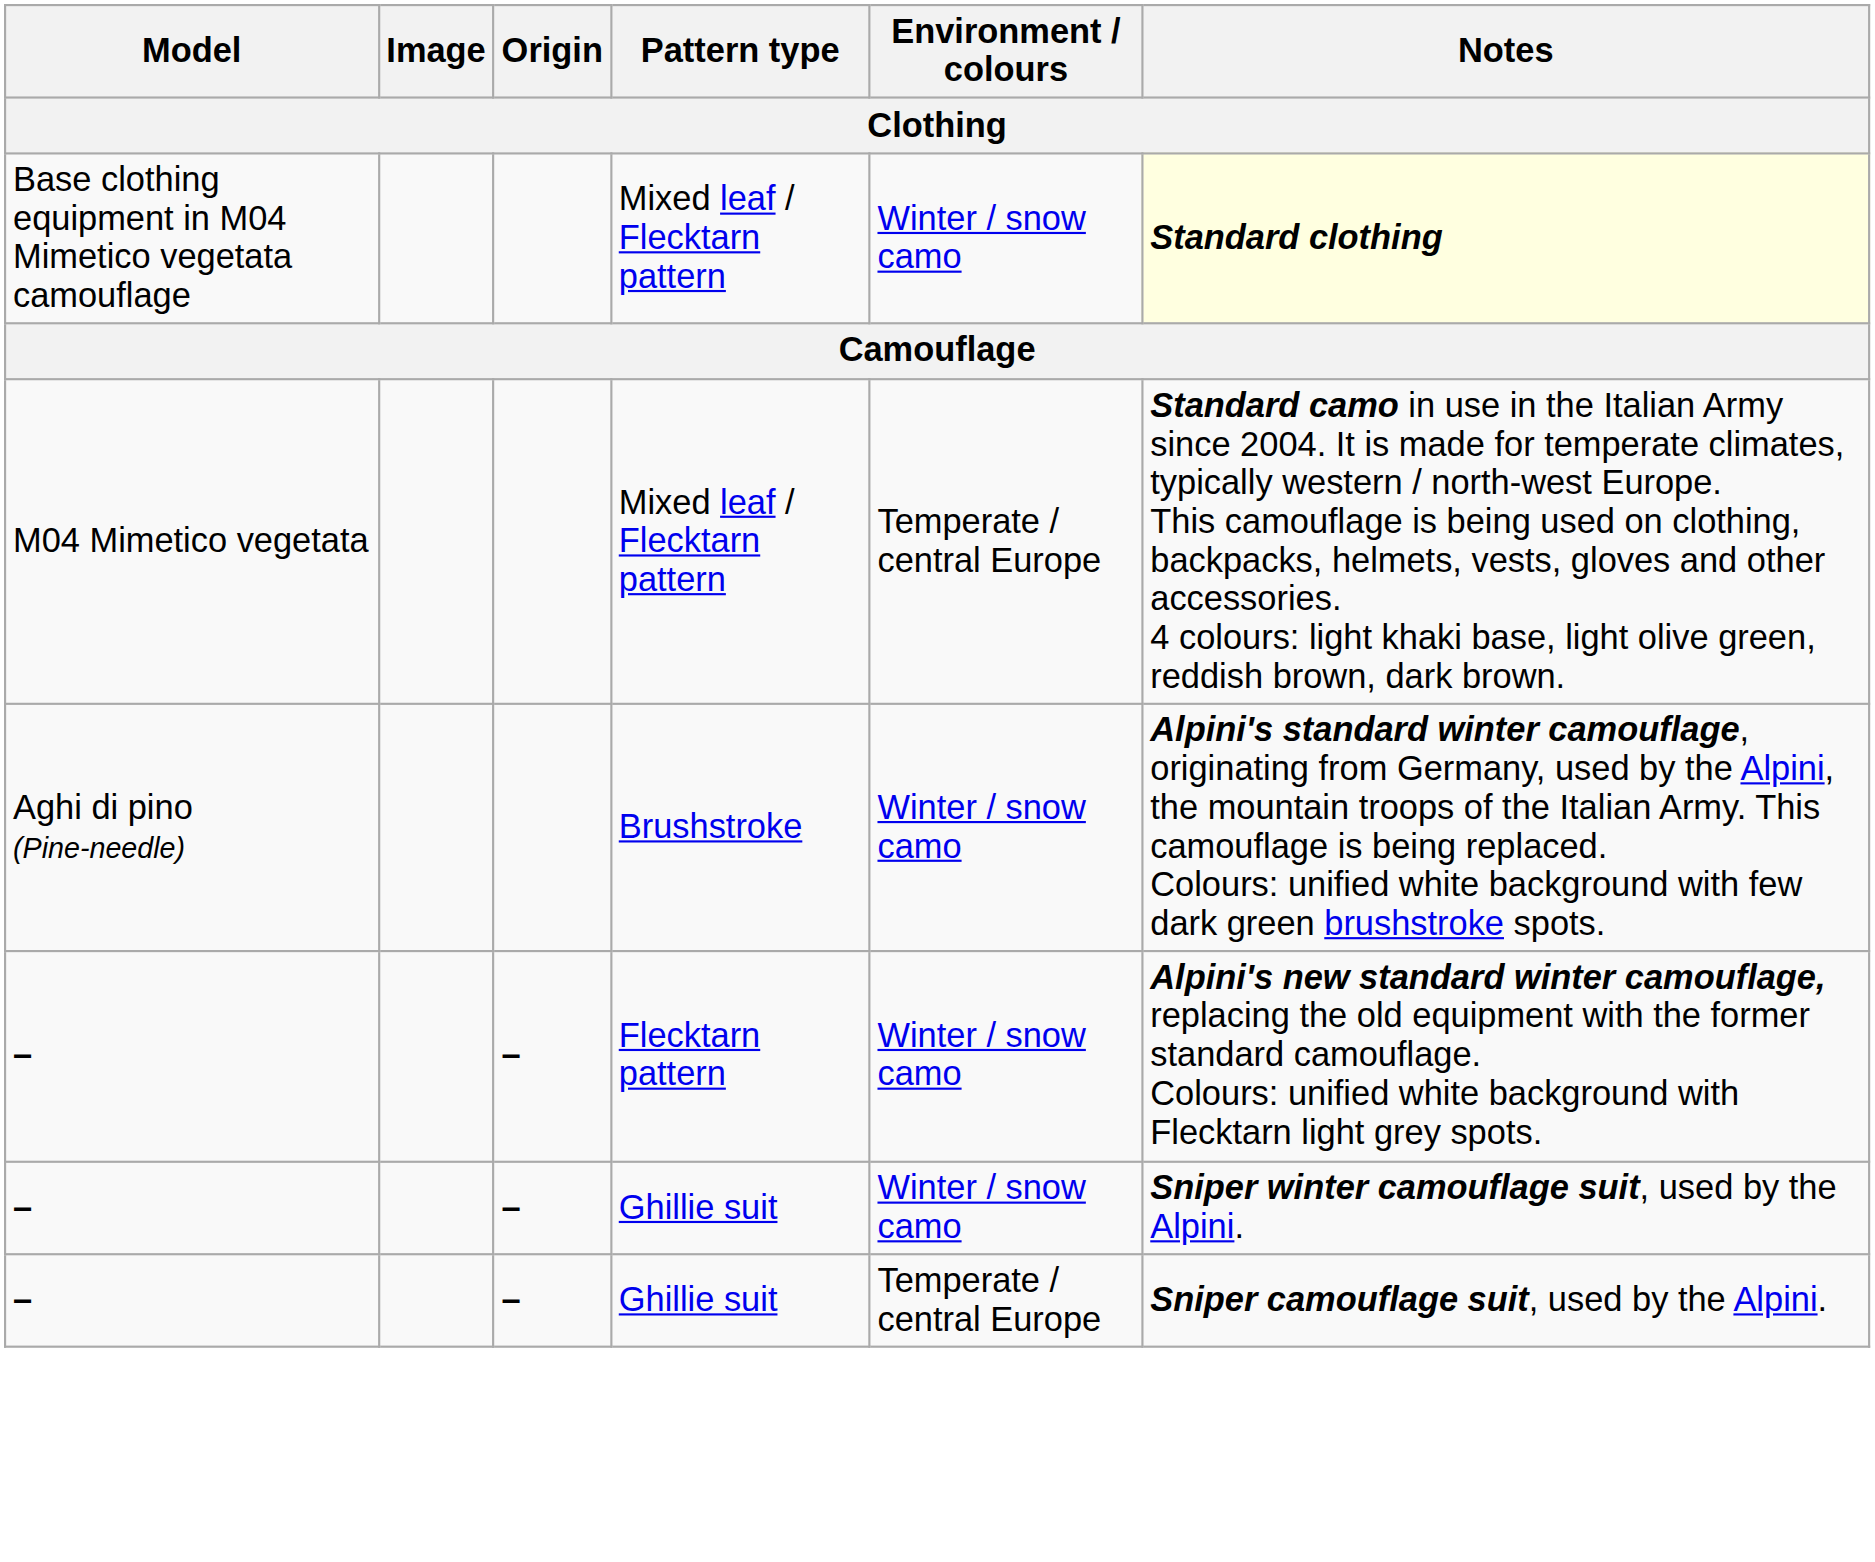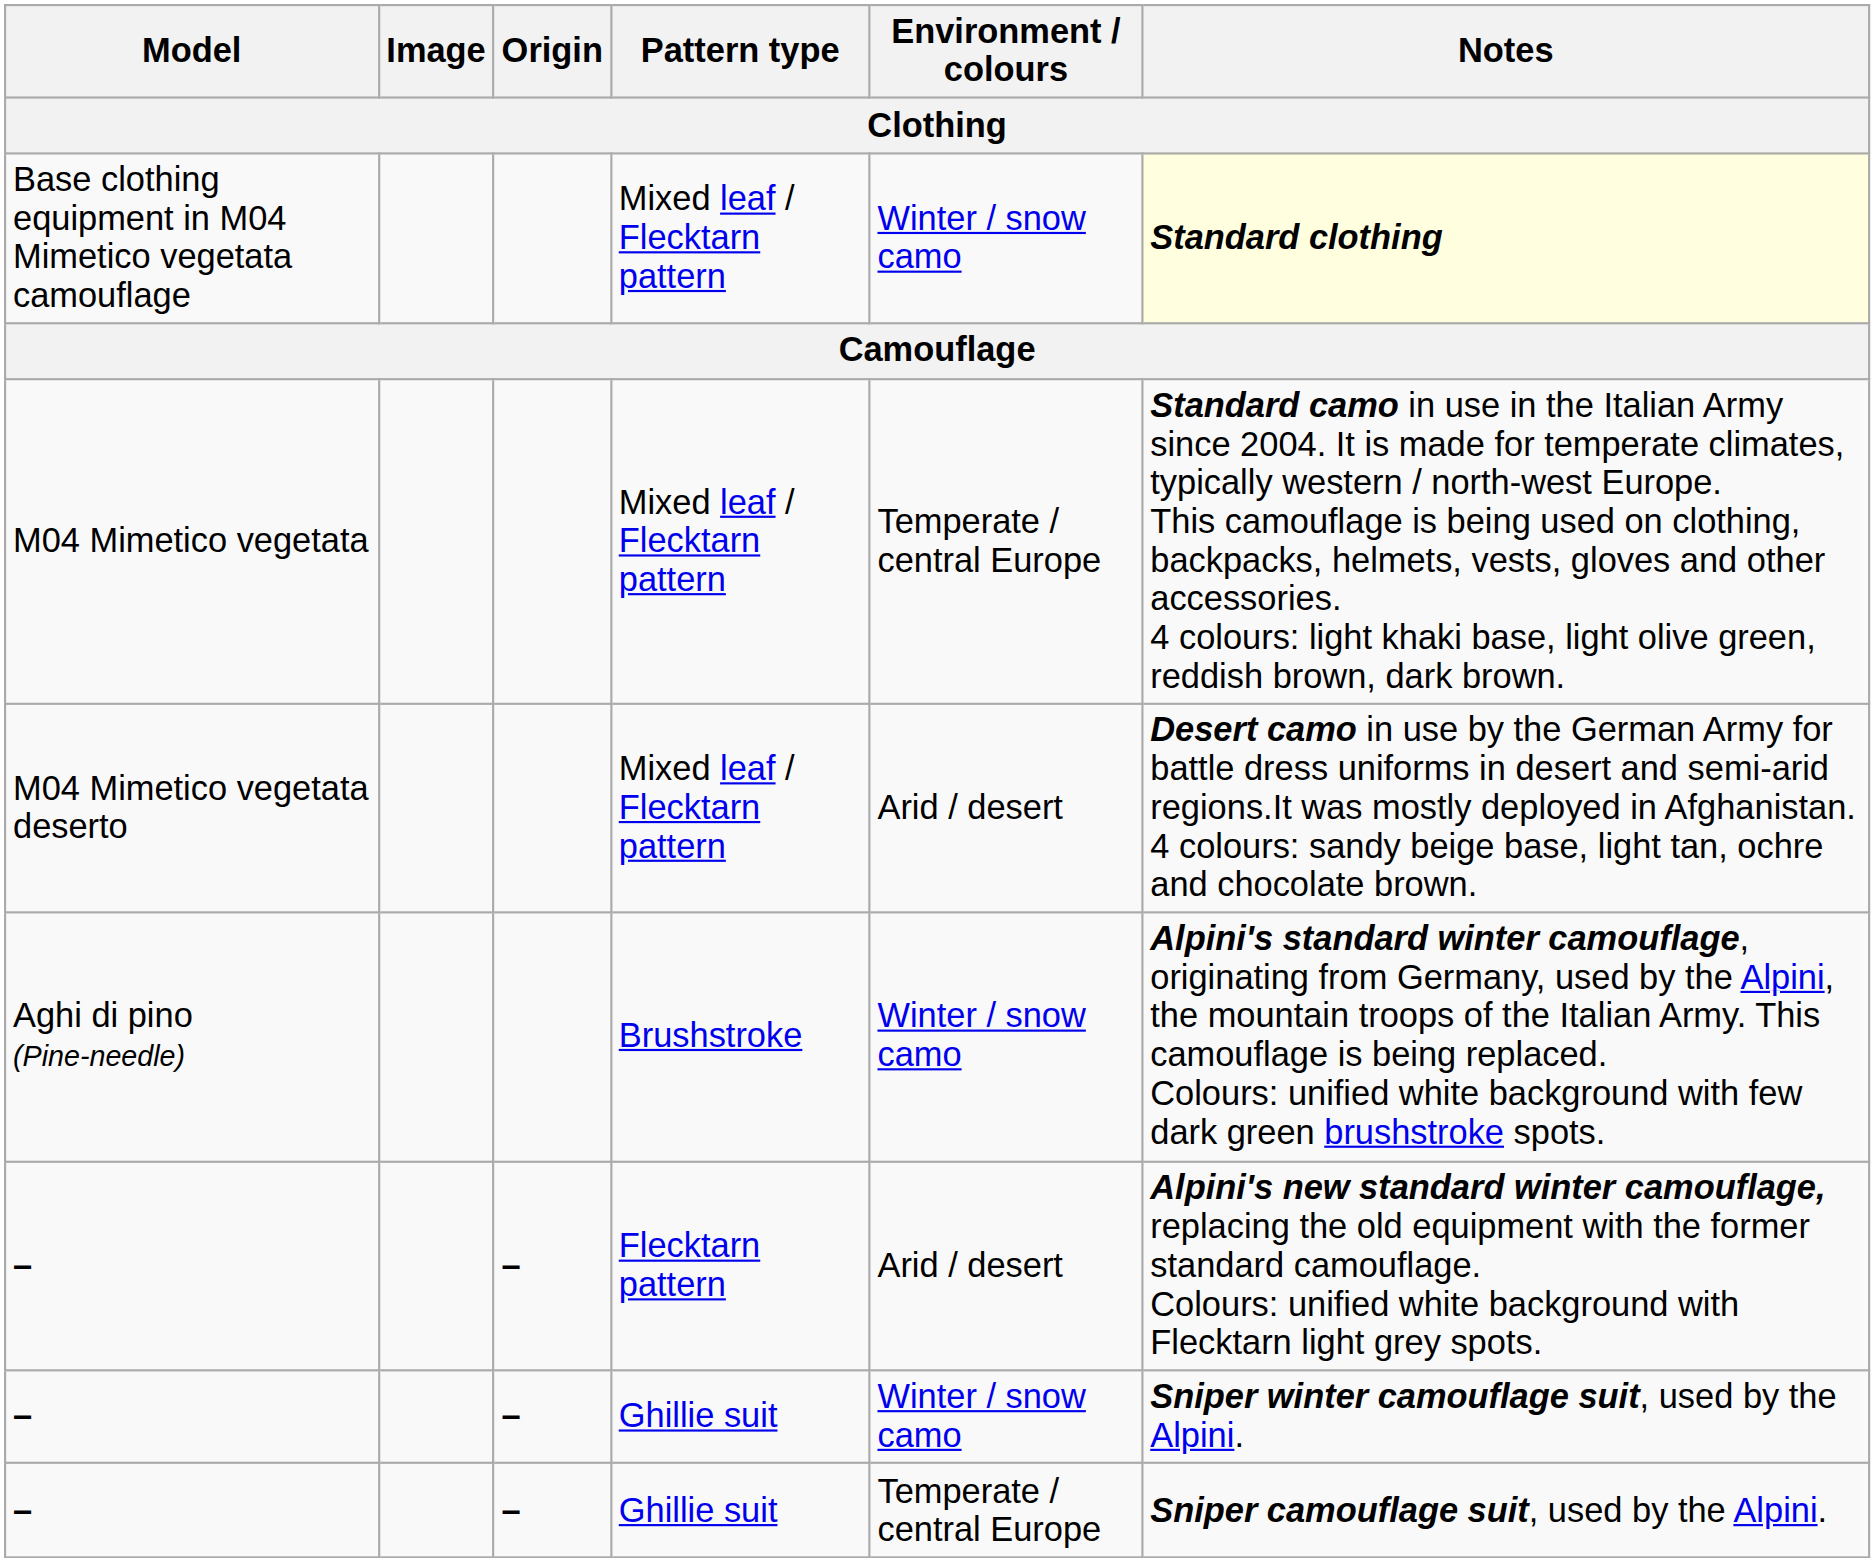+ row: (191, 807)
(982, 1055) Winter / snow camo -> (970, 1265) Arid / desert
